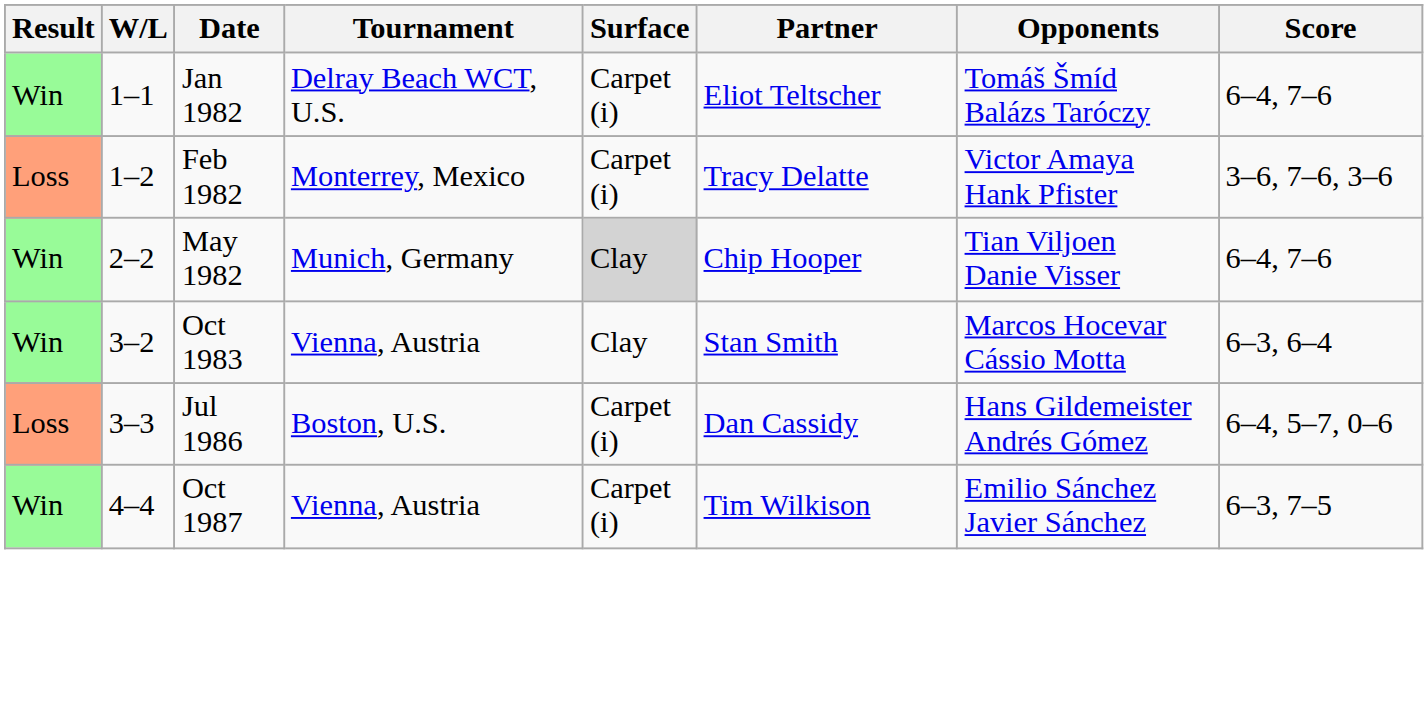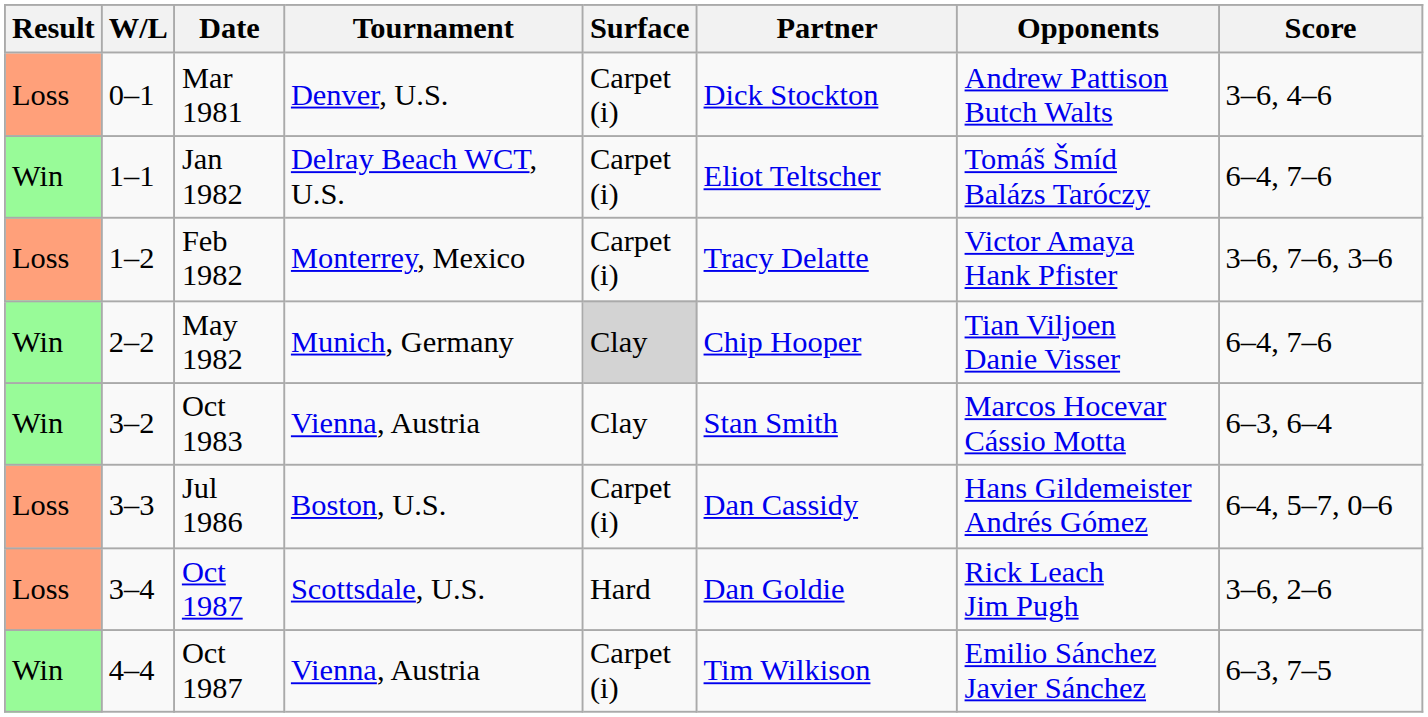+ row: (132, 93)
+ row: (132, 588)
